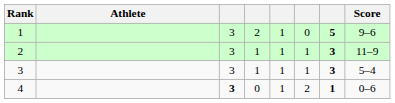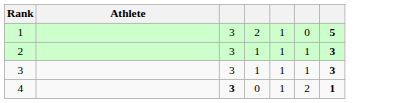- column: (367, 14)
